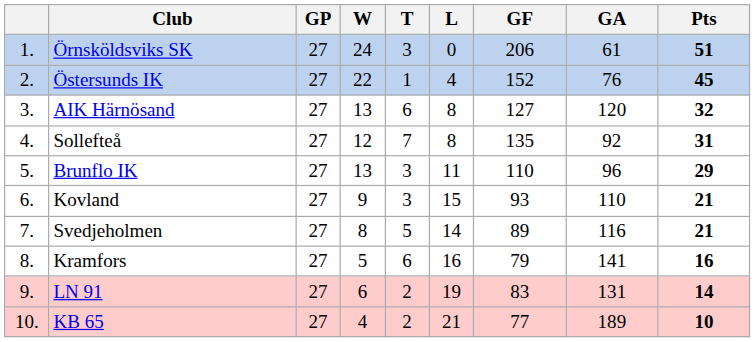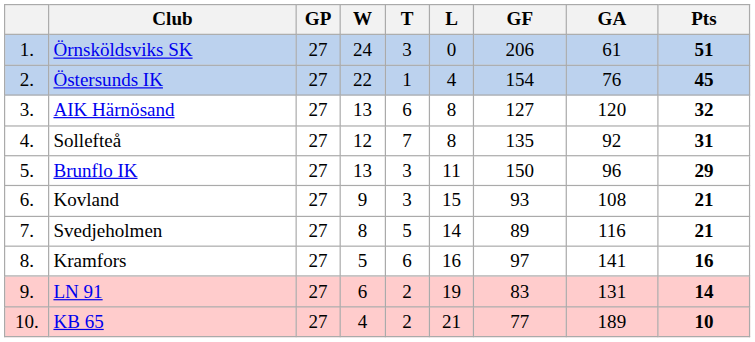(520, 79) 152 -> (520, 79) 154
(520, 170) 110 -> (520, 170) 150
(612, 200) 110 -> (612, 200) 108
(520, 261) 79 -> (520, 261) 97
